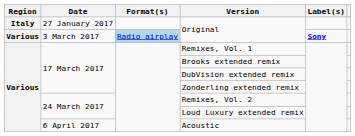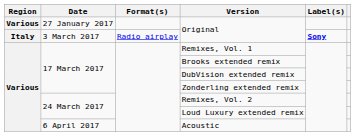(23, 23) Italy -> (23, 23) Various
(23, 36) Various -> (23, 36) Italy
(147, 36) lightblue background -> (147, 36) no background
